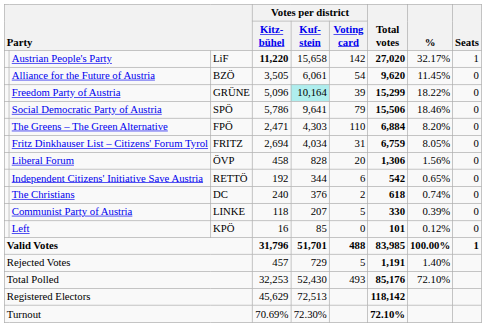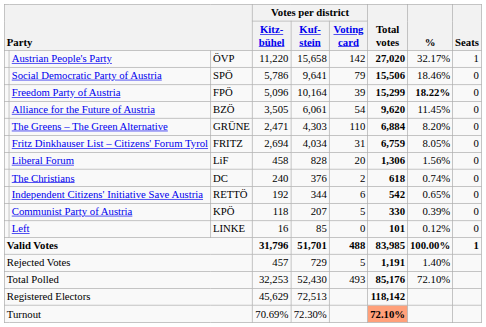(221, 59) LiF -> (224, 59) ÖVP
(274, 59) bold -> (274, 59) normal
rows swapped: (87, 110) <-> (83, 76)
(231, 93) GRÜNE -> (223, 93) FPÖ
(312, 93) paleturquoise background -> (312, 93) no background
(434, 93) normal -> (433, 93) bold
(223, 127) FPÖ -> (231, 127) GRÜNE
(224, 161) ÖVP -> (221, 161) LiF
rows swapped: (43, 195) <-> (107, 178)
(229, 212) LINKE -> (224, 212) KPÖ
(224, 229) KPÖ -> (229, 229) LINKE
(388, 314) no background -> (388, 314) lightsalmon background
